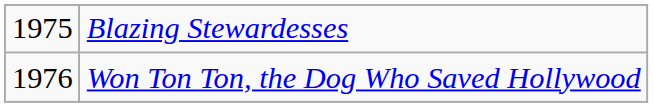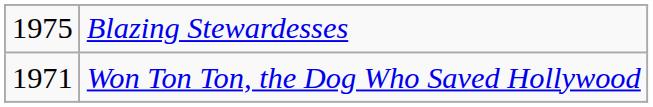(42, 76) 1976 -> (42, 76) 1971
